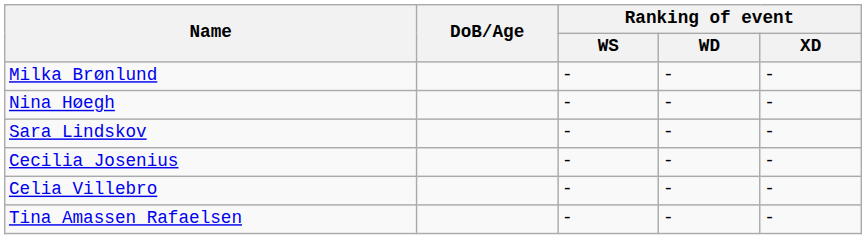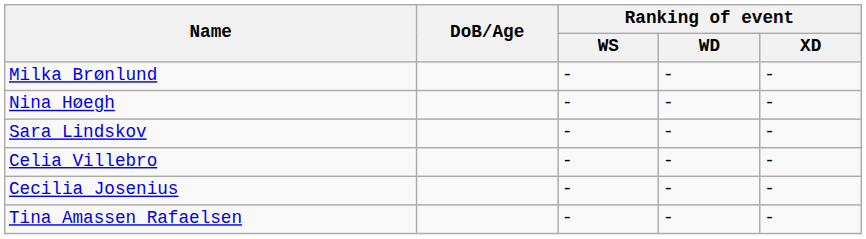rows swapped: (83, 190) <-> (94, 162)
